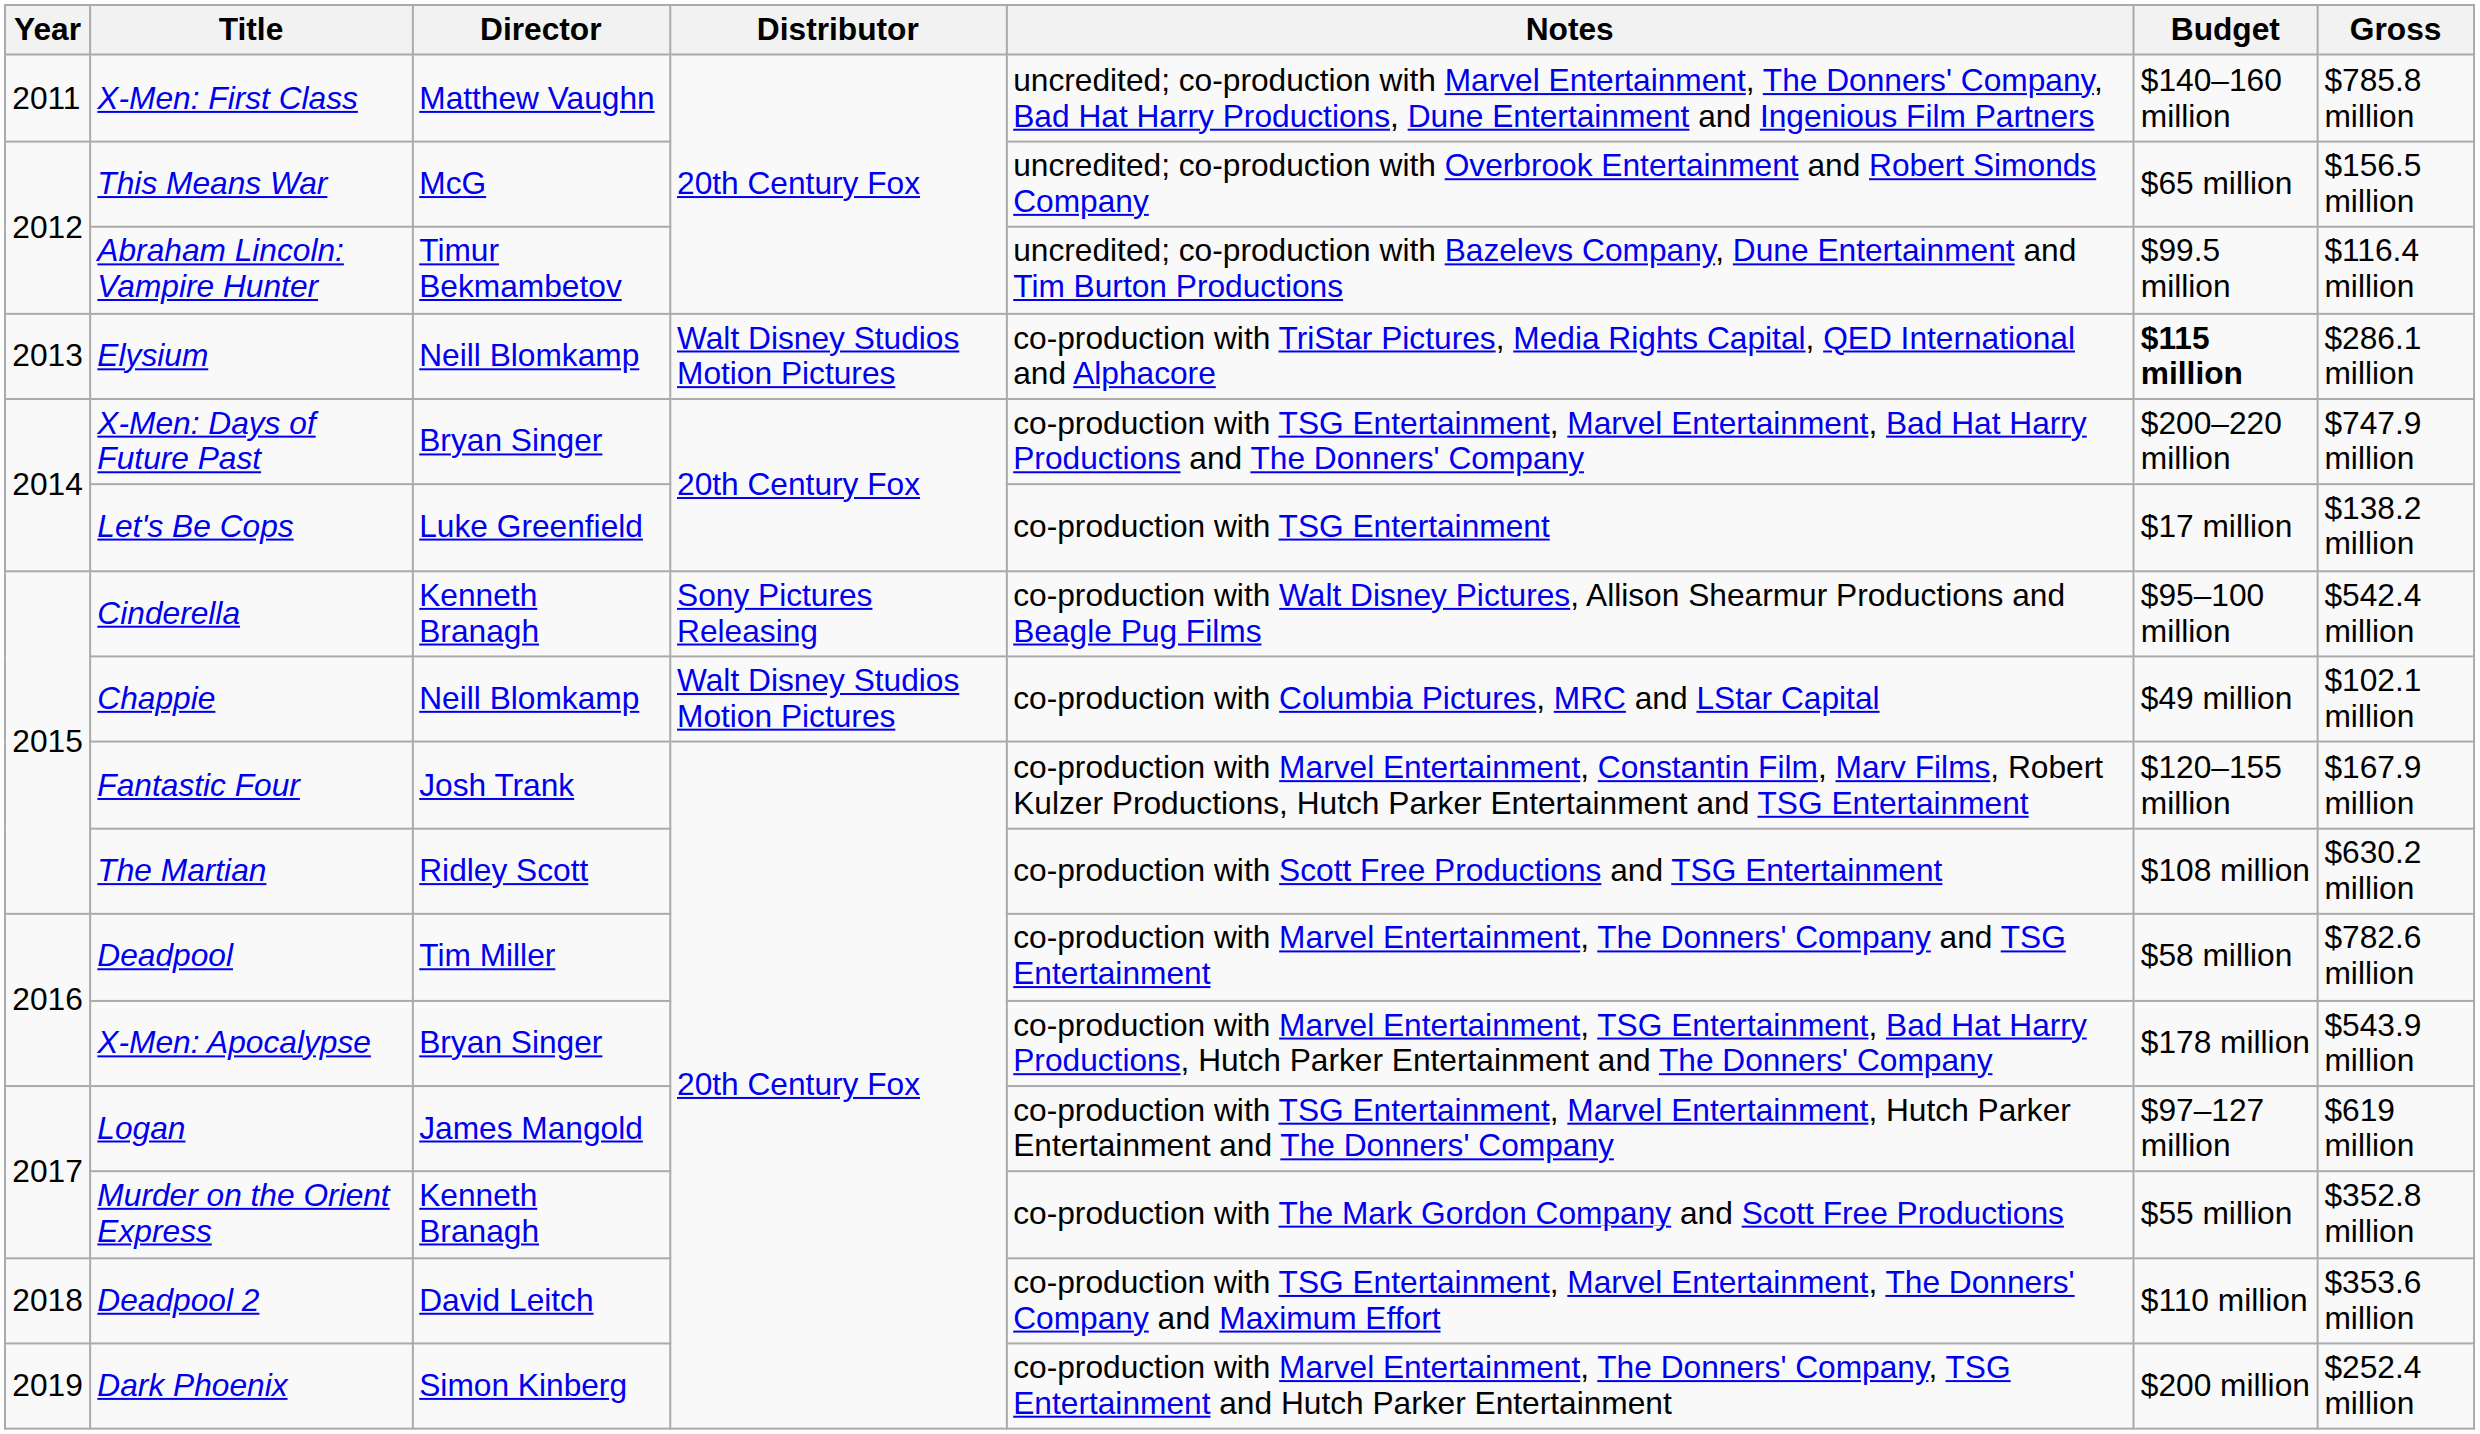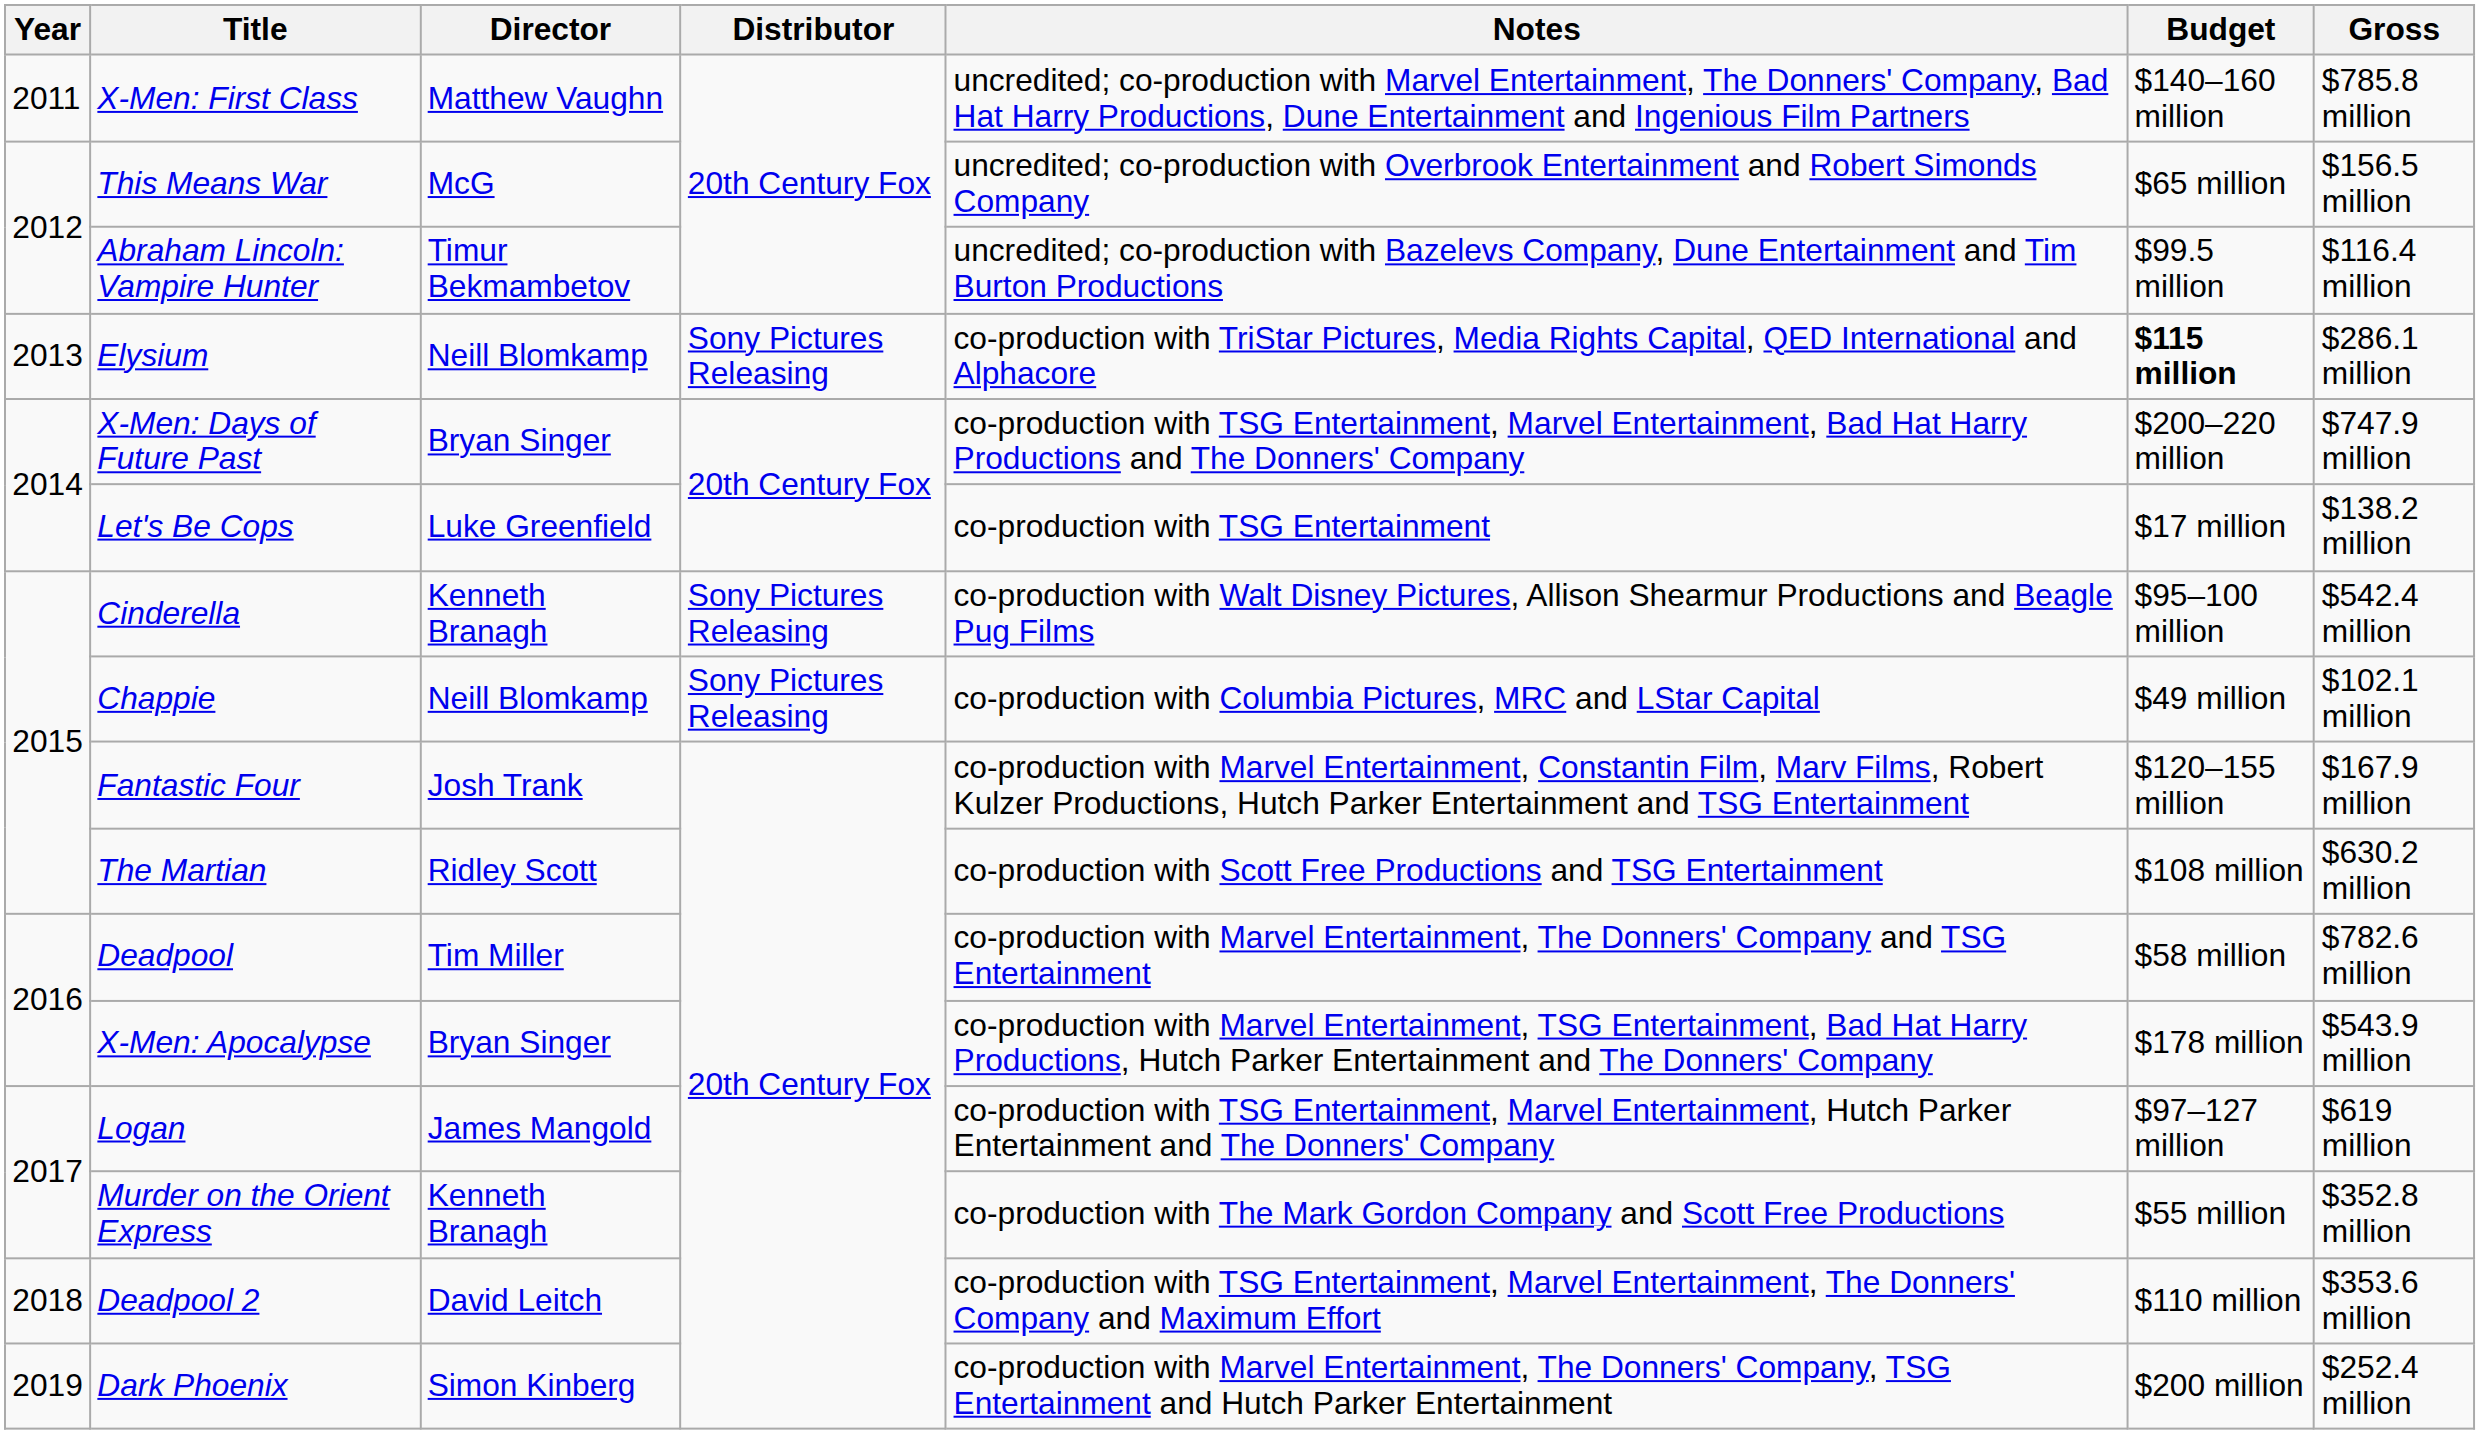(818, 355) Walt Disney Studios Motion Pictures -> (786, 355) Sony Pictures Releasing
(818, 698) Walt Disney Studios Motion Pictures -> (786, 698) Sony Pictures Releasing
